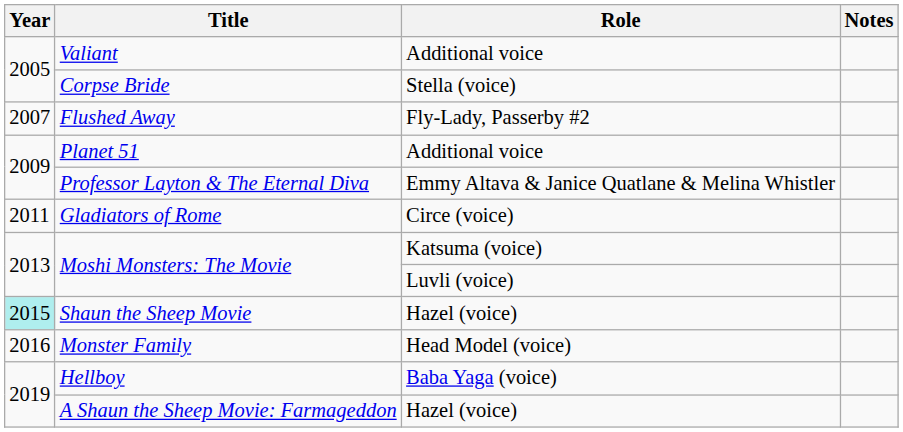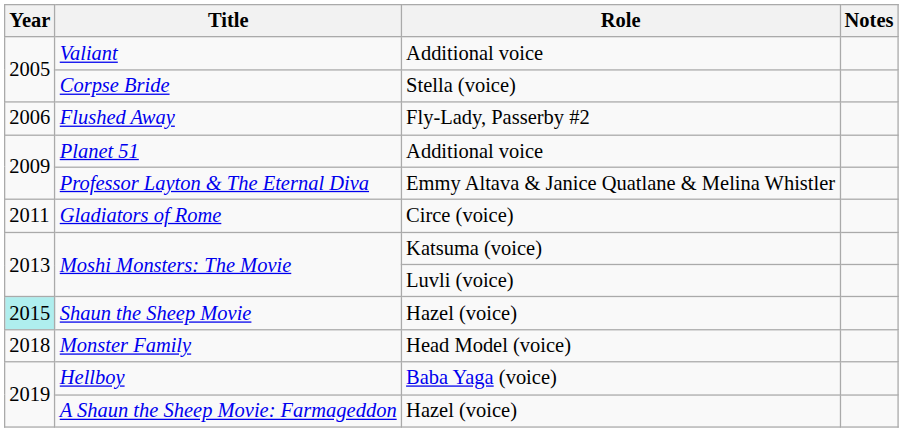(30, 118) 2007 -> (30, 118) 2006
(30, 345) 2016 -> (30, 345) 2018
